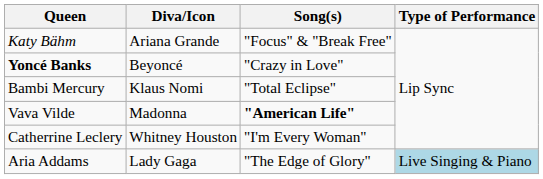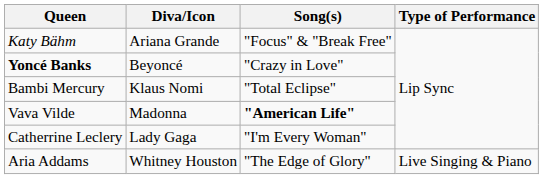(183, 137) Whitney Houston -> (163, 137) Lady Gaga
(163, 161) Lady Gaga -> (183, 161) Whitney Houston
(465, 161) lightblue background -> (465, 161) no background
